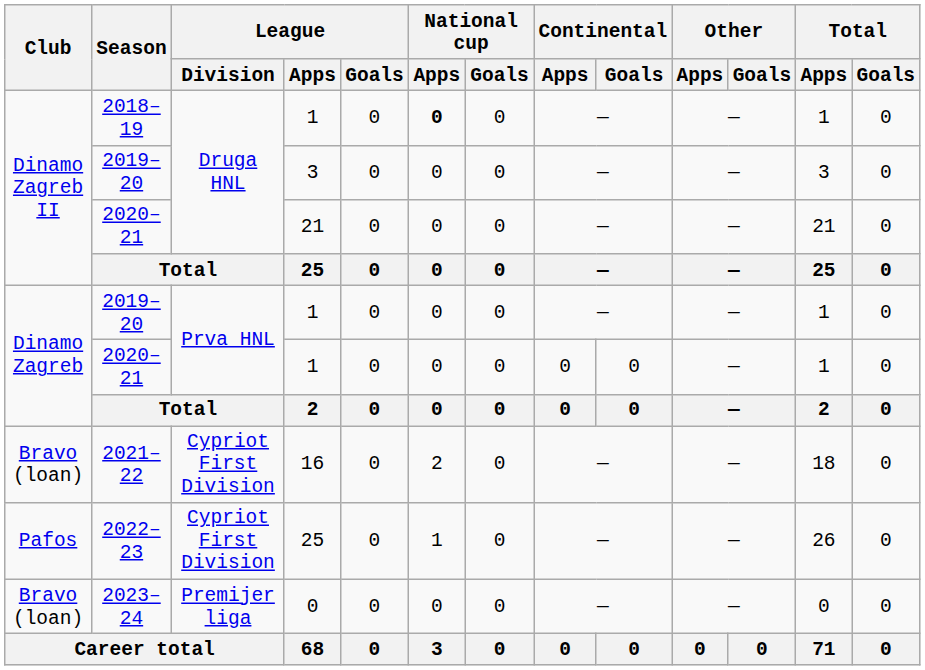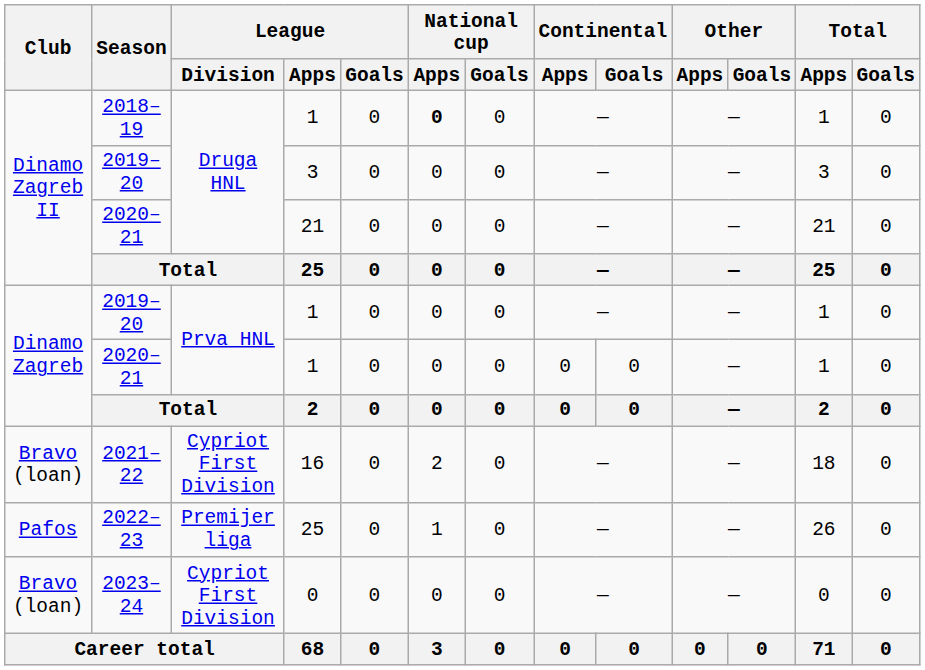(228, 541) Cypriot First Division -> (228, 530) Premijer liga
(228, 606) Premijer liga -> (228, 595) Cypriot First Division
